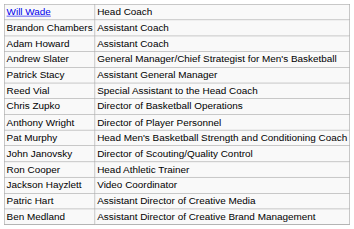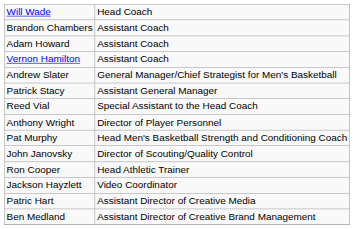+ row: (43, 59)
- row: (33, 106)
